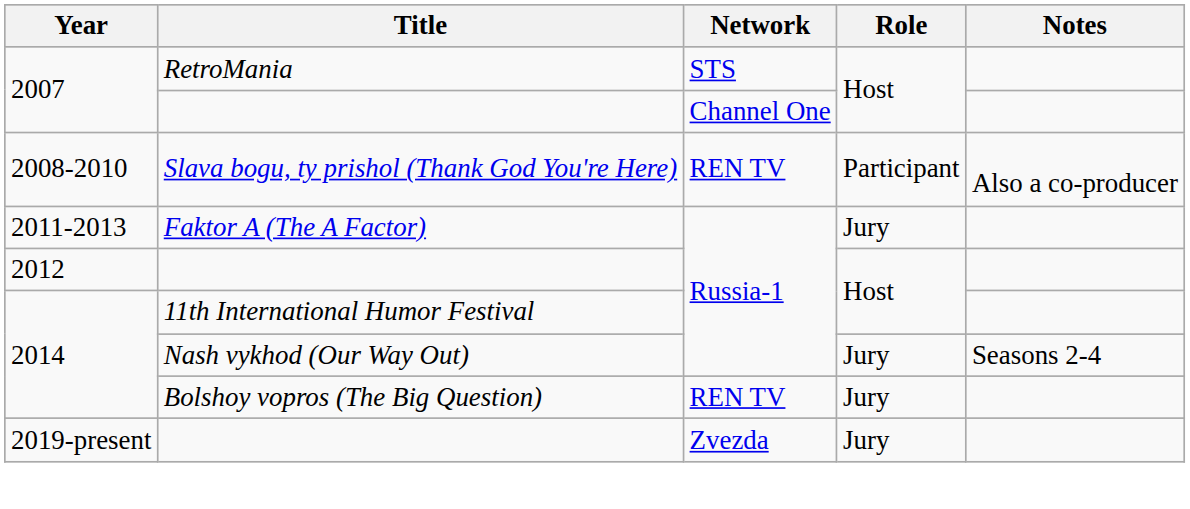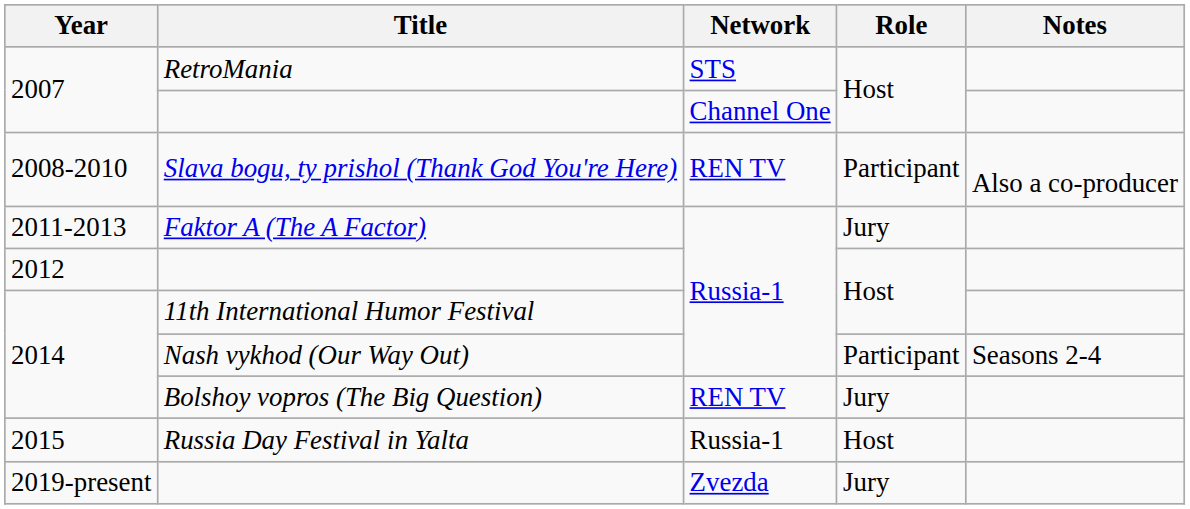(866, 354) Jury -> (901, 354) Participant
+ row: (38, 439)
